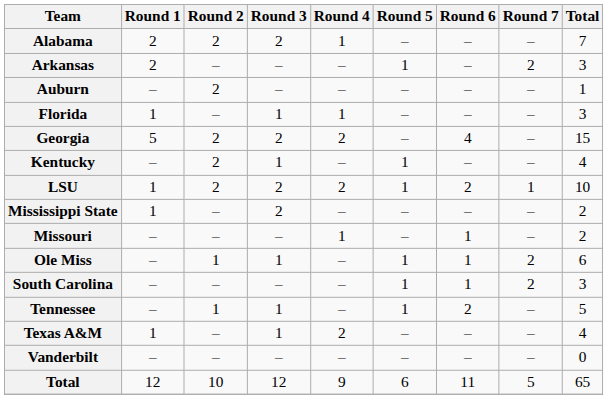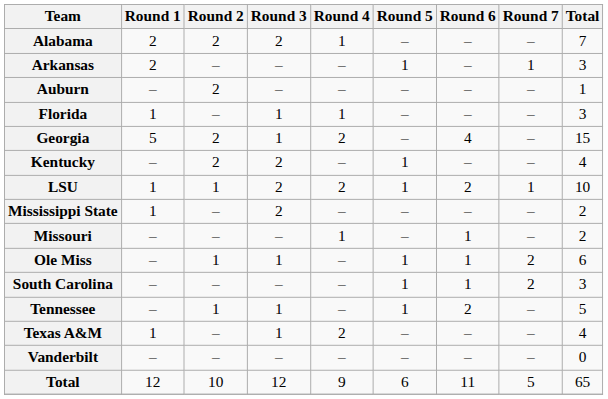(531, 65) 2 -> (531, 65) 1
(279, 138) 2 -> (279, 138) 1
(279, 162) 1 -> (279, 162) 2
(216, 187) 2 -> (216, 187) 1
